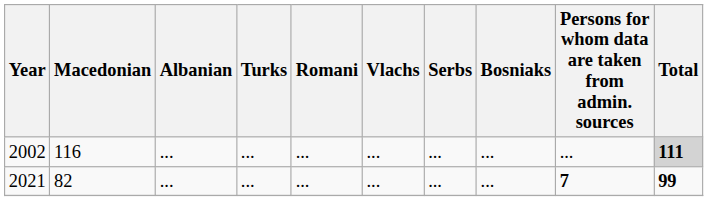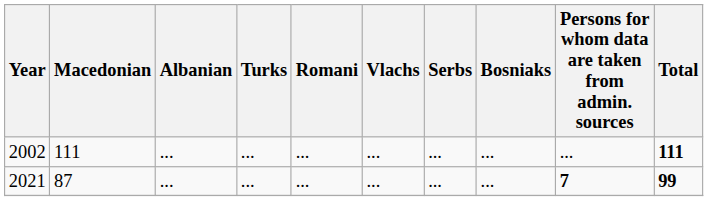(68, 151) 116 -> (67, 151) 111
(671, 151) lightgrey background -> (671, 151) no background
(63, 180) 82 -> (63, 180) 87
